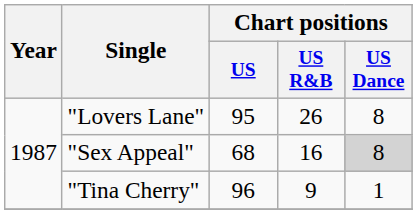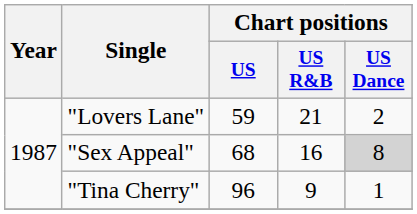(243, 116) 95 -> (243, 116) 59
(311, 116) 26 -> (311, 116) 21
(378, 116) 8 -> (378, 116) 2
